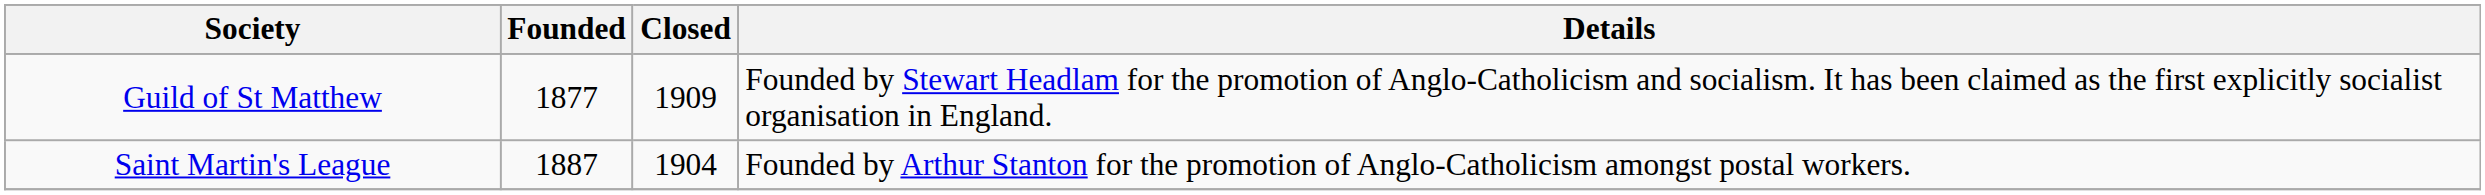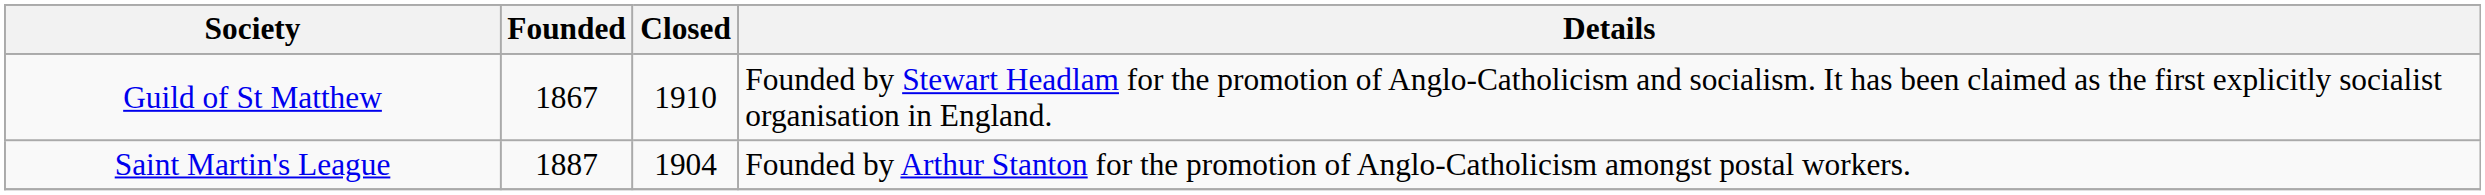(567, 96) 1877 -> (567, 96) 1867
(686, 96) 1909 -> (686, 96) 1910
